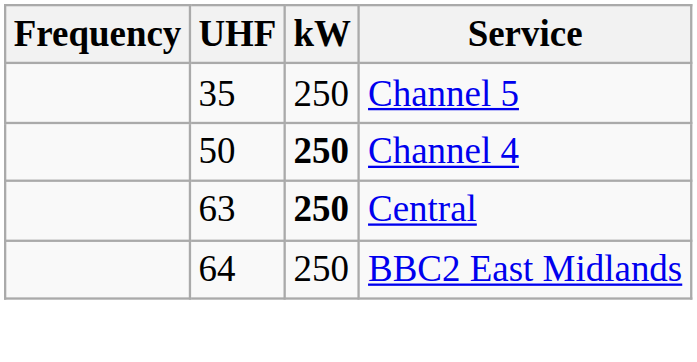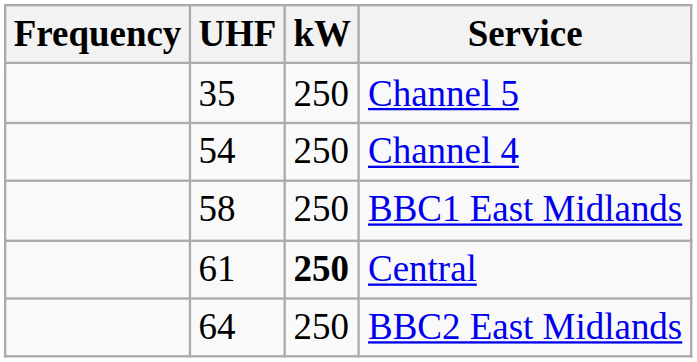(217, 151) 50 -> (217, 151) 54
(321, 151) bold -> (321, 151) normal
+ row: (525, 209)
(217, 209) 63 -> (217, 268) 61
